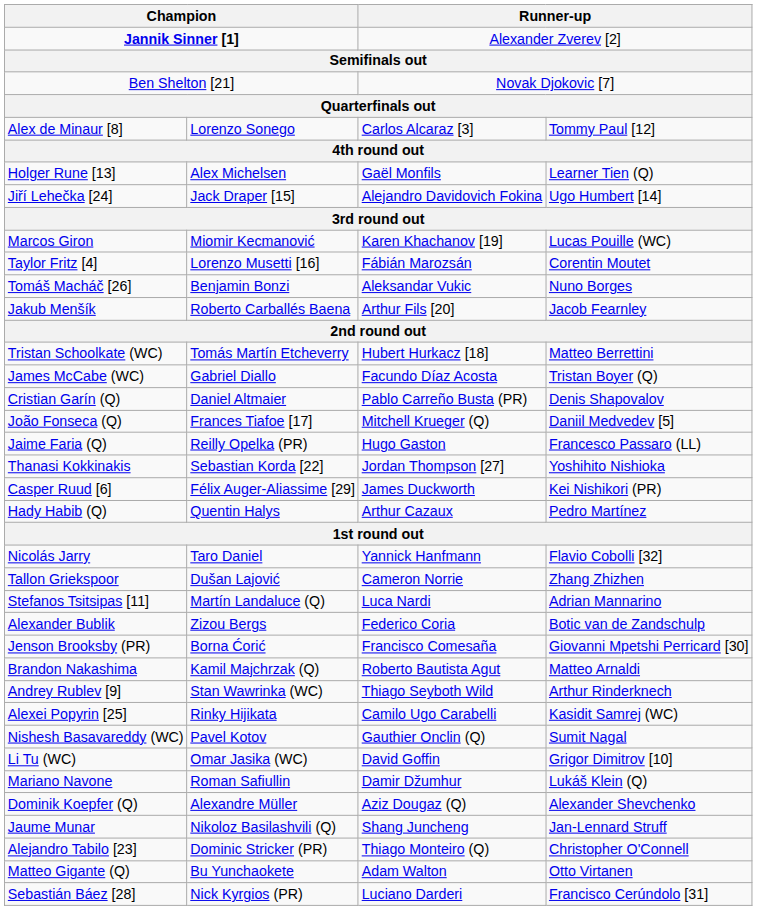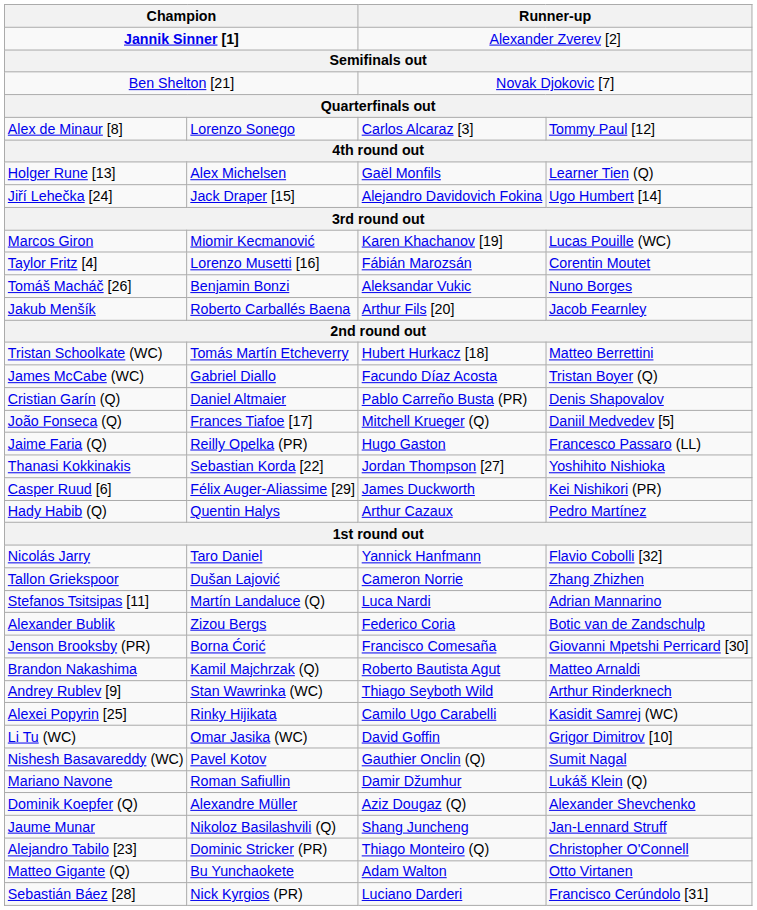rows swapped: (96, 737) <-> (42, 759)
